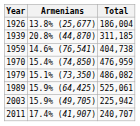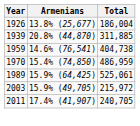(116, 37) 311,185 -> (116, 37) 311,885
(116, 62) 476,959 -> (116, 62) 486,959
- row: (16, 75)
(116, 101) 225,942 -> (116, 88) 215,972
(116, 114) 240,707 -> (116, 101) 240,705
